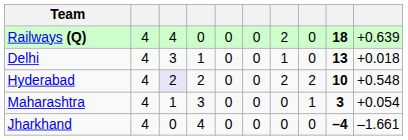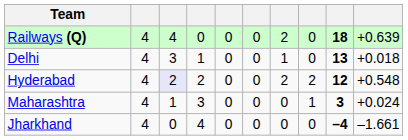(340, 80) 10 -> (340, 80) 12
(378, 102) +0.054 -> (378, 102) +0.024
